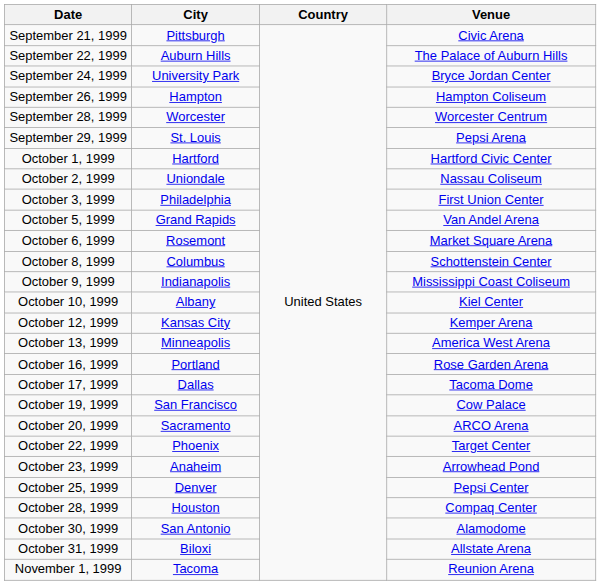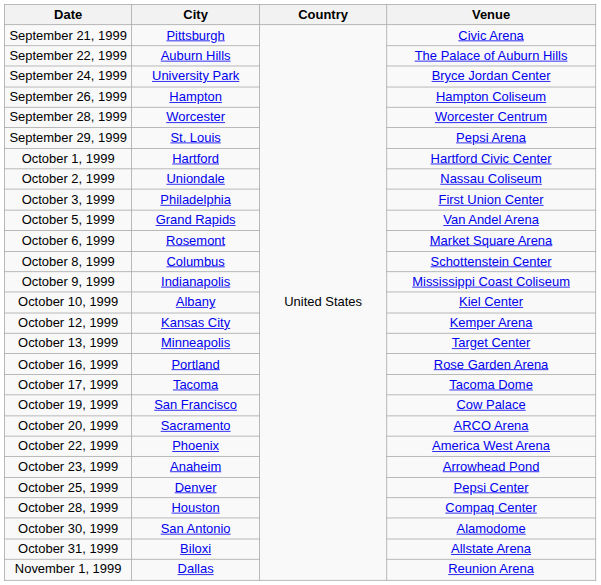(491, 343) America West Arena -> (491, 343) Target Center
(196, 384) Dallas -> (196, 384) Tacoma
(491, 446) Target Center -> (491, 446) America West Arena
(196, 569) Tacoma -> (196, 569) Dallas
